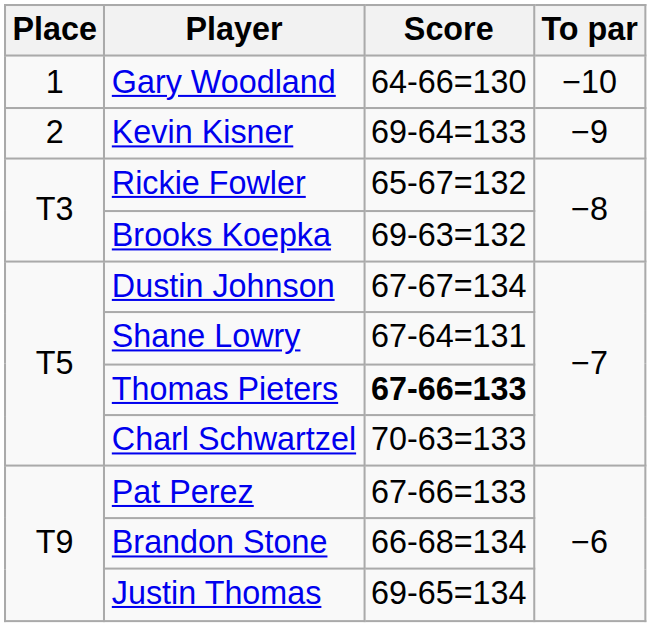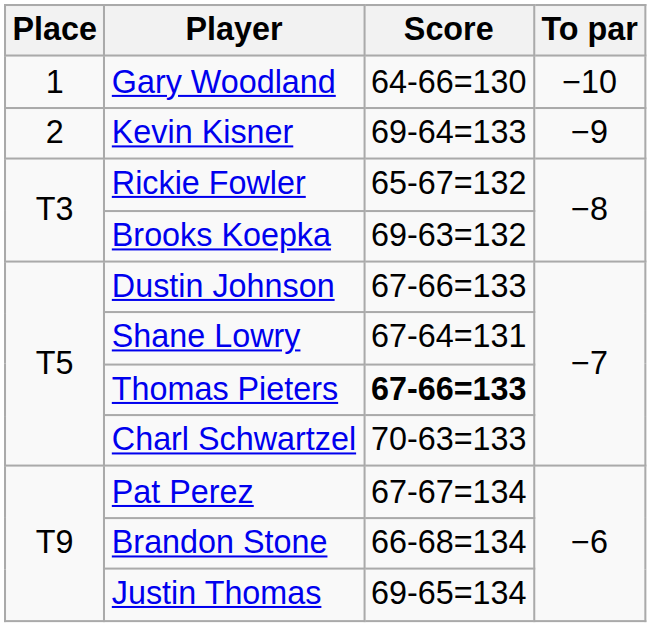(449, 286) 67-67=134 -> (449, 286) 67-66=133
(449, 491) 67-66=133 -> (449, 491) 67-67=134
